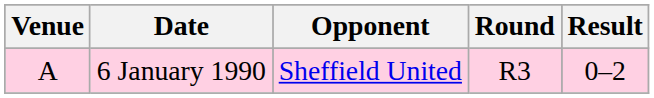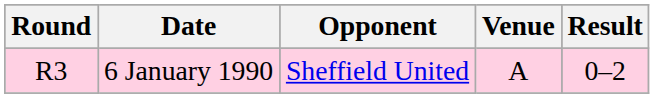columns swapped: (515, 26) <-> (48, 26)
